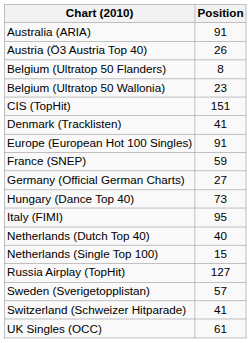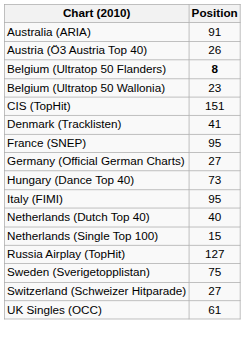(221, 69) normal -> (215, 69) bold
- row: (100, 143)
(221, 161) 59 -> (215, 143) 95
(221, 291) 57 -> (215, 273) 75
(221, 310) 41 -> (215, 291) 27
